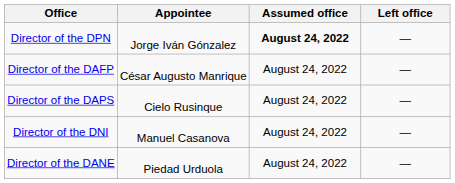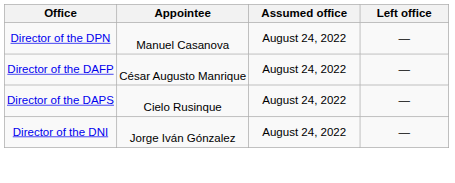(183, 44) Jorge Iván Gónzalez -> (183, 44) Manuel Casanova
(305, 38) bold -> (304, 38) normal
(183, 138) Manuel Casanova -> (183, 138) Jorge Iván Gónzalez
- row: (61, 163)
